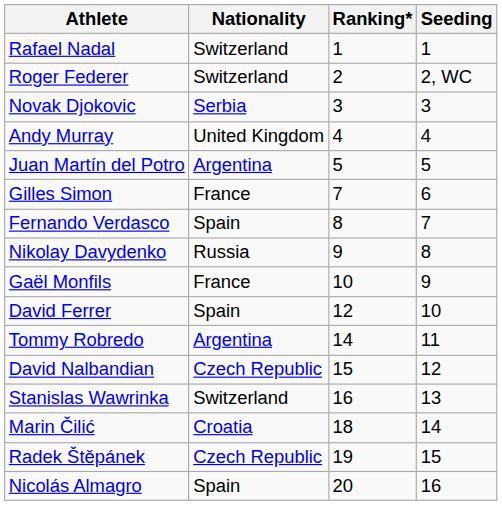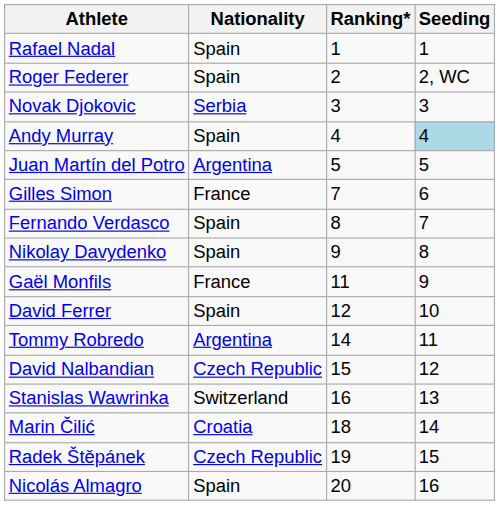(241, 48) Switzerland -> (217, 48) Spain
(241, 77) Switzerland -> (217, 77) Spain
(259, 135) United Kingdom -> (217, 135) Spain
(426, 135) no background -> (424, 135) lightblue background
(221, 252) Russia -> (217, 252) Spain
(343, 281) 10 -> (340, 281) 11
